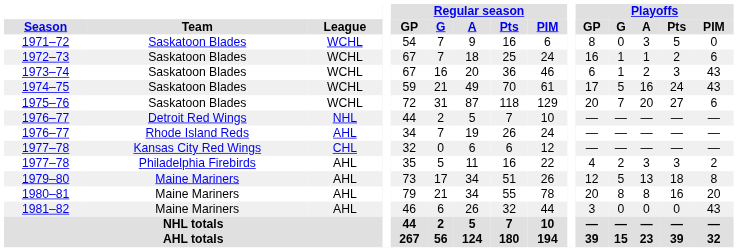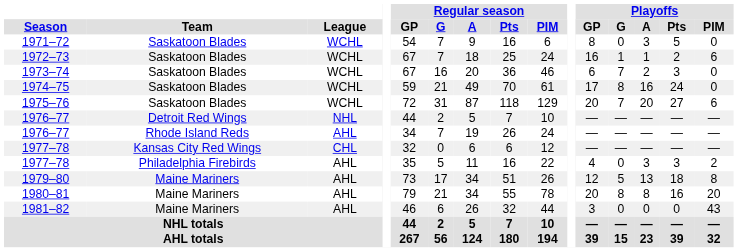(621, 72) 1 -> (621, 72) 7
(714, 72) 43 -> (714, 72) 0
(621, 87) 5 -> (621, 87) 8
(714, 87) 43 -> (714, 87) 0
(621, 163) 2 -> (621, 163) 0
